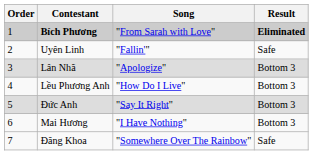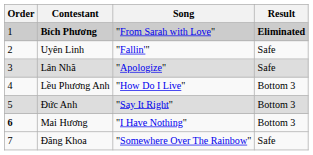(276, 68) Bottom 3 -> (267, 68) Safe
(10, 123) normal -> (10, 123) bold
